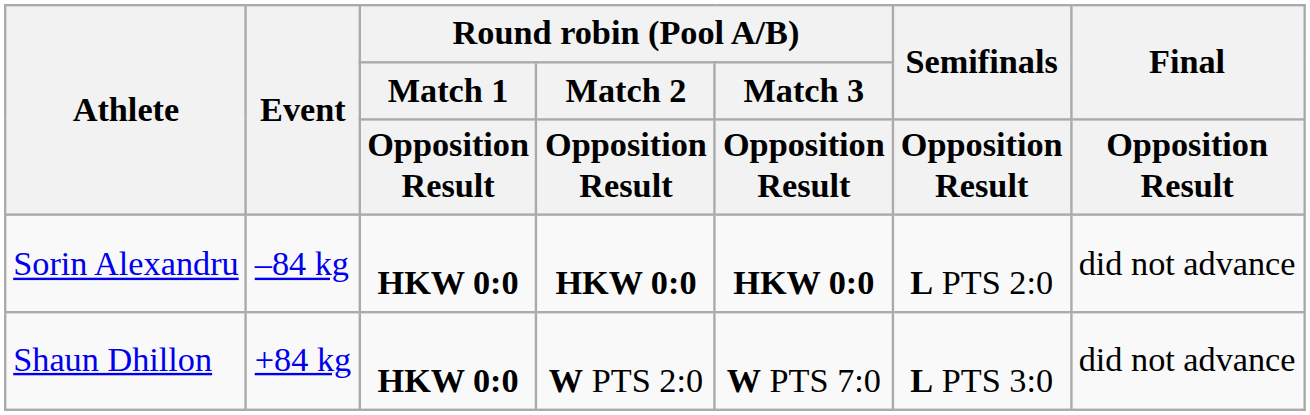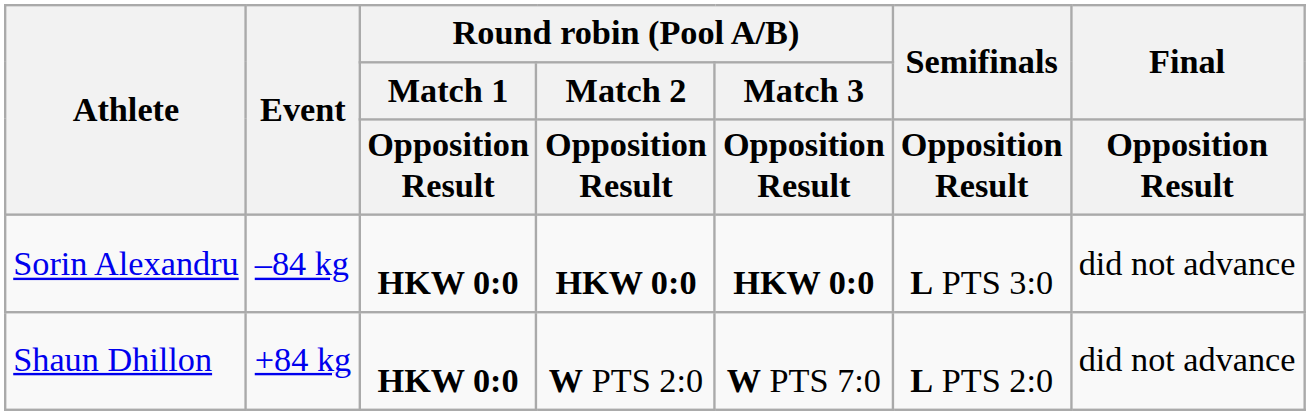(982, 283) L PTS 2:0 -> (982, 283) L PTS 3:0
(982, 380) L PTS 3:0 -> (982, 380) L PTS 2:0
